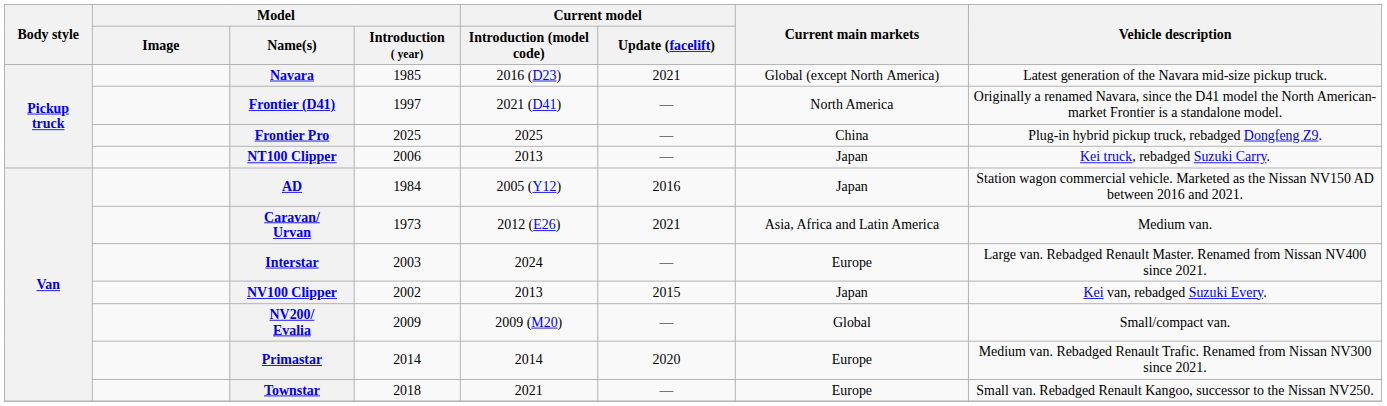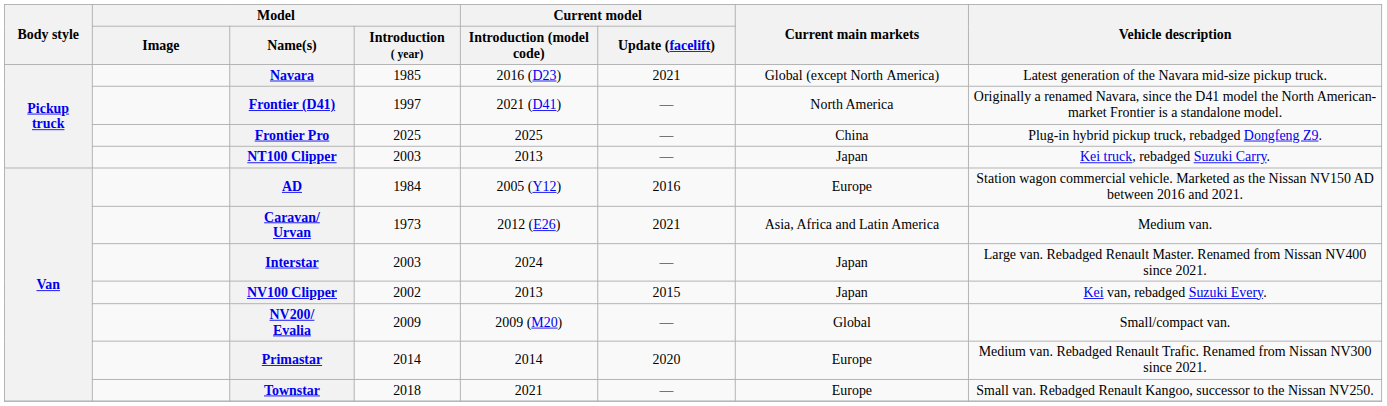(407, 157) 2006 -> (407, 157) 2003
(852, 187) Japan -> (852, 187) Europe
(852, 262) Europe -> (852, 262) Japan
